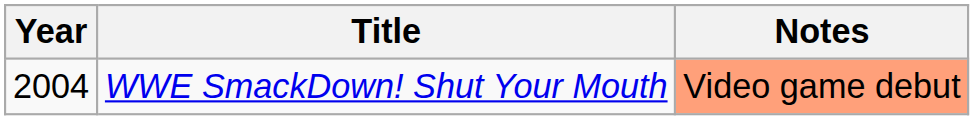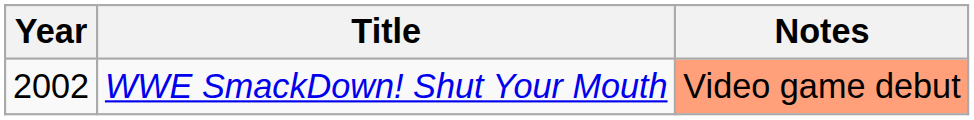(51, 85) 2004 -> (51, 85) 2002
